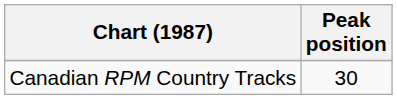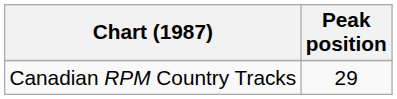(346, 77) 30 -> (346, 77) 29
